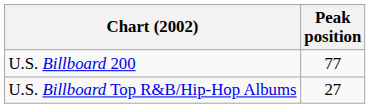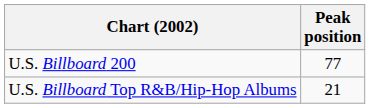(333, 90) 27 -> (333, 90) 21
